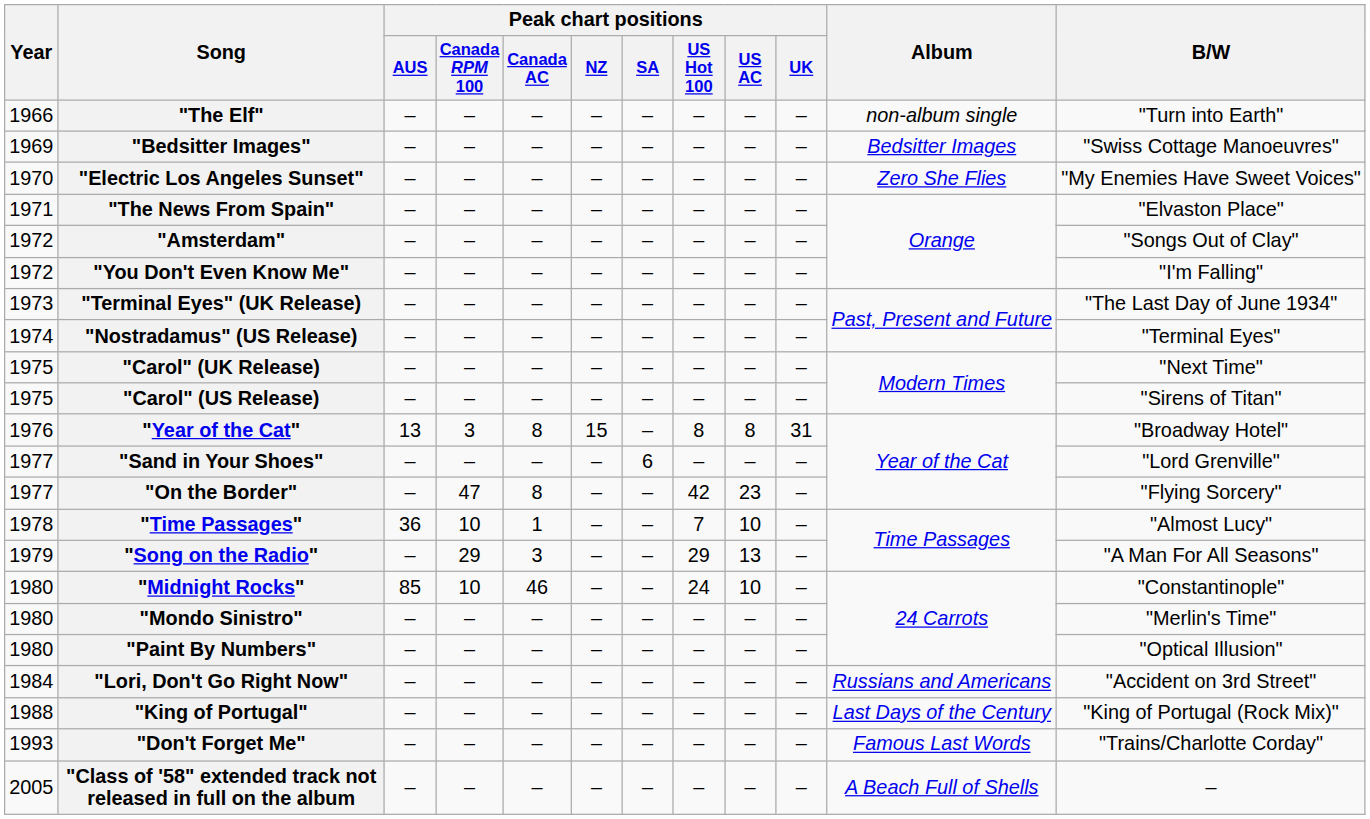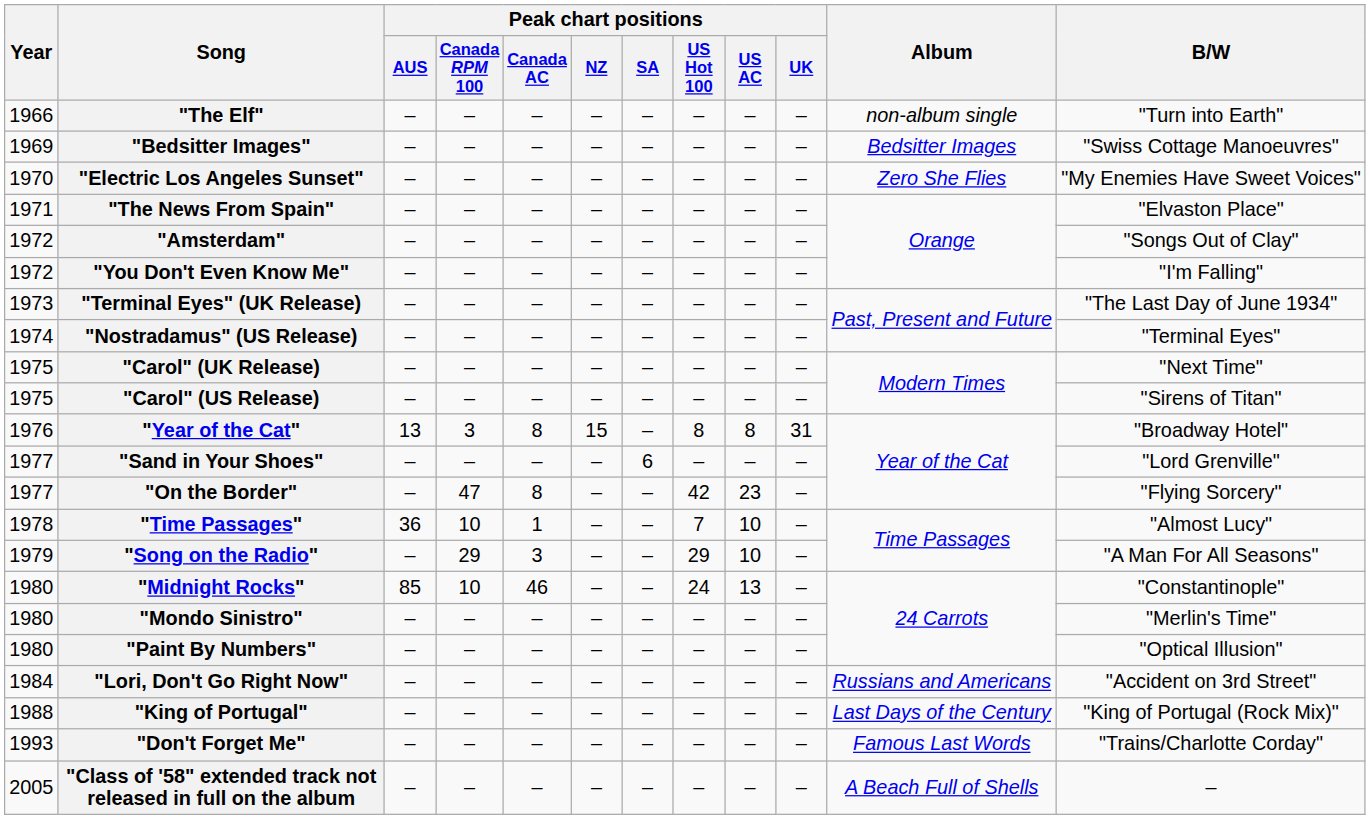(750, 555) 13 -> (750, 555) 10
(750, 587) 10 -> (750, 587) 13
